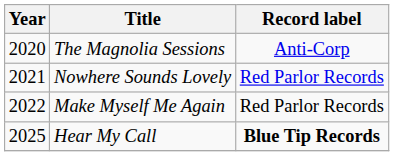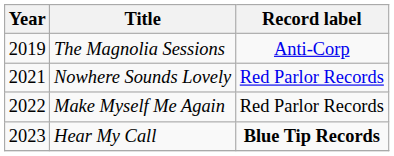(27, 48) 2020 -> (27, 48) 2019
(27, 135) 2025 -> (27, 135) 2023
